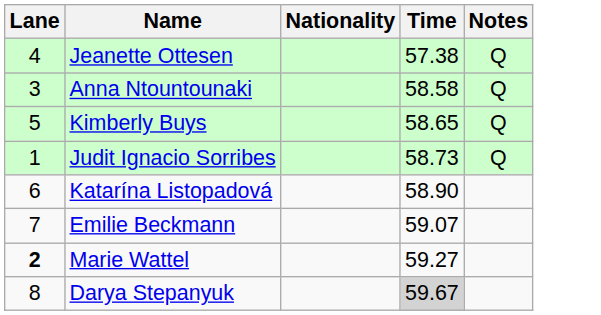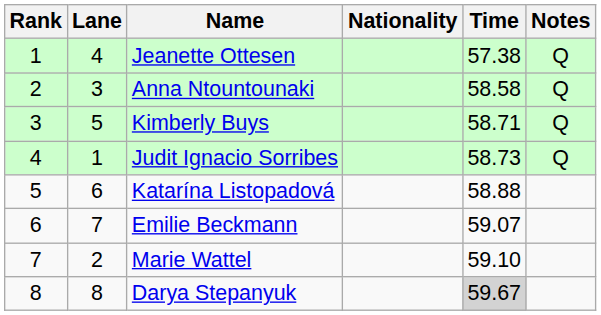+ column: (36, 21)
(432, 123) 58.65 -> (494, 123) 58.71
(432, 191) 58.90 -> (494, 191) 58.88
(35, 259) bold -> (97, 259) normal
(432, 259) 59.27 -> (494, 259) 59.10
